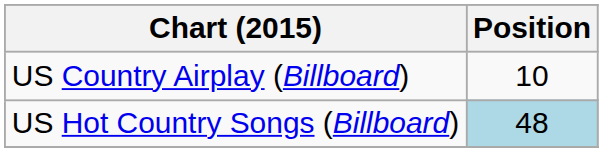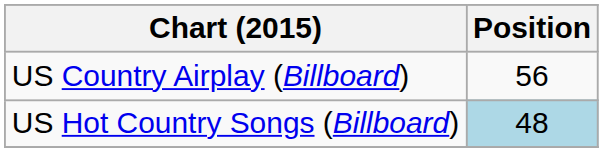(532, 75) 10 -> (532, 75) 56
